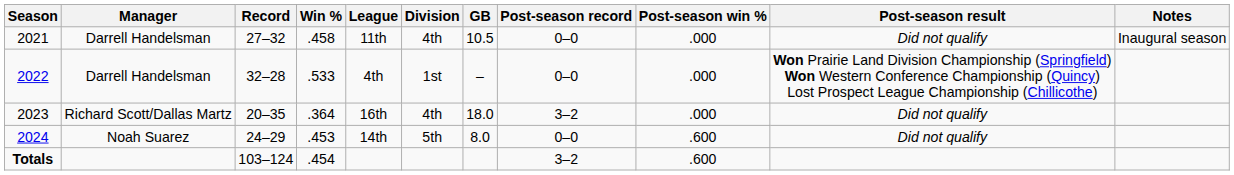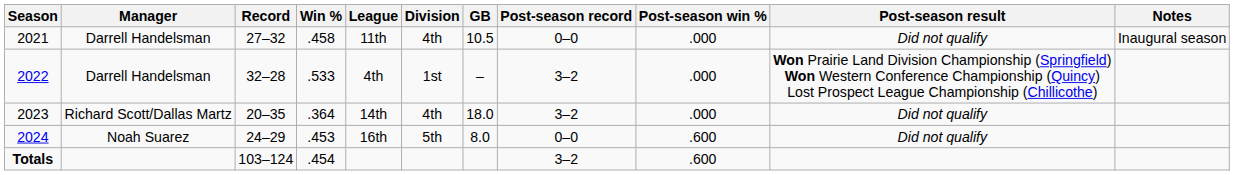(566, 76) 0–0 -> (566, 76) 3–2
(373, 115) 16th -> (373, 115) 14th
(373, 137) 14th -> (373, 137) 16th
